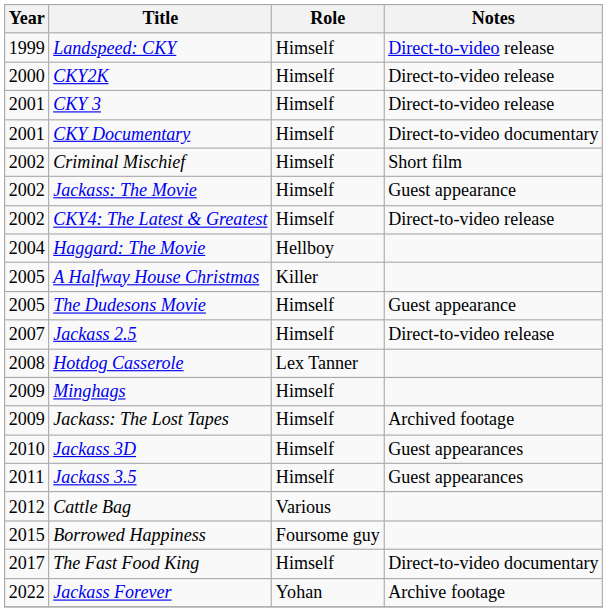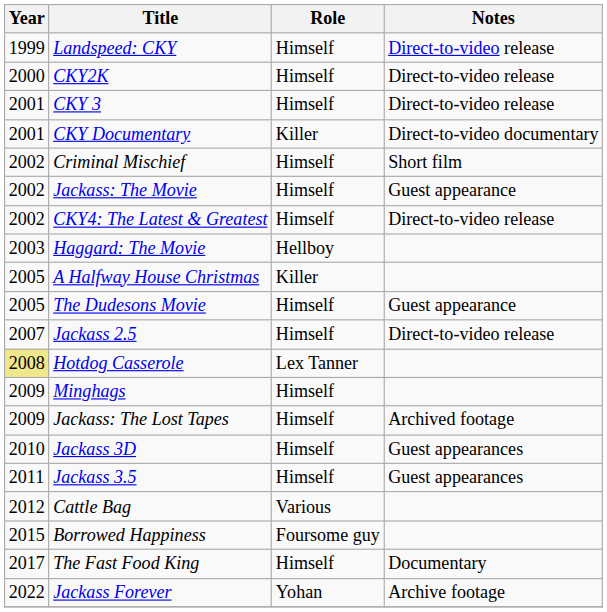(305, 133) Himself -> (297, 133) Killer
(27, 248) 2004 -> (27, 248) 2003
(27, 362) no background -> (27, 362) khaki background
(493, 563) Direct-to-video documentary -> (437, 563) Documentary
